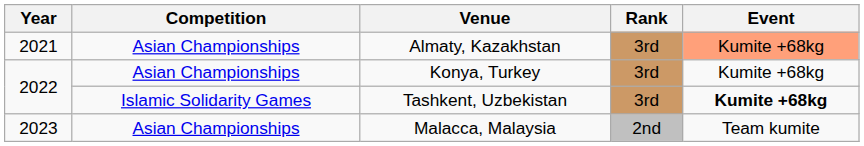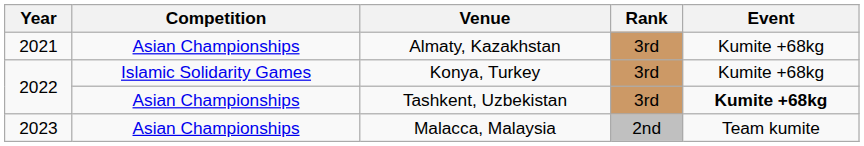(771, 46) lightsalmon background -> (771, 46) no background
(216, 73) Asian Championships -> (216, 73) Islamic Solidarity Games
(216, 101) Islamic Solidarity Games -> (216, 101) Asian Championships
